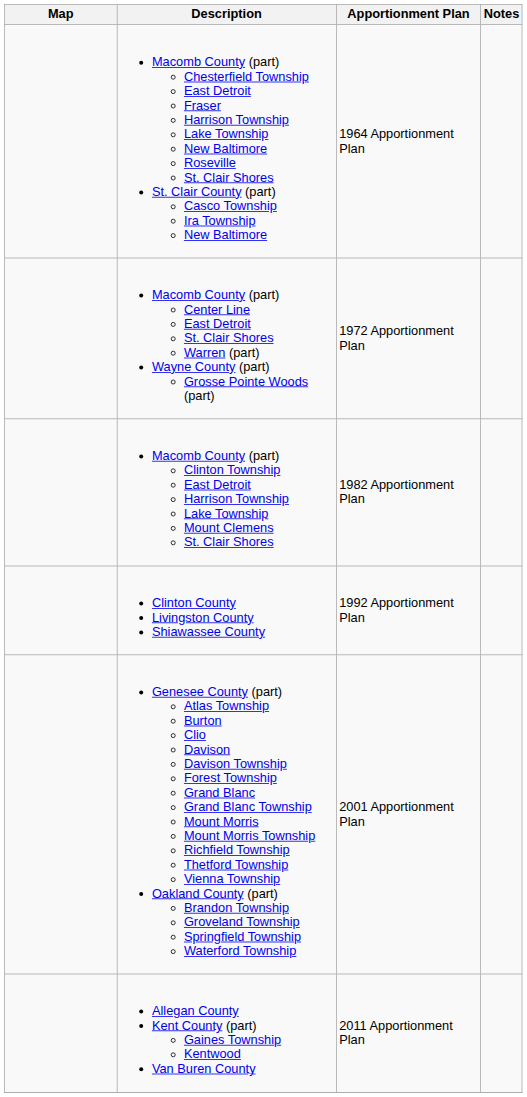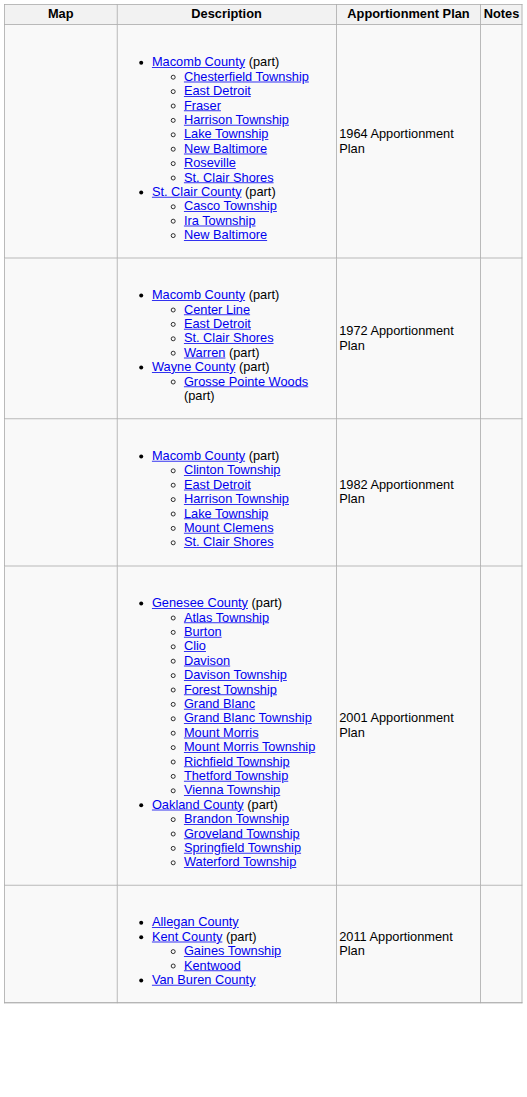- row: (227, 617)
